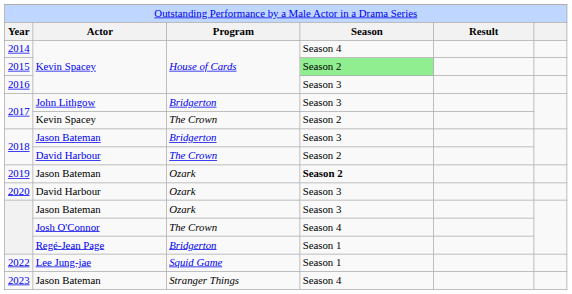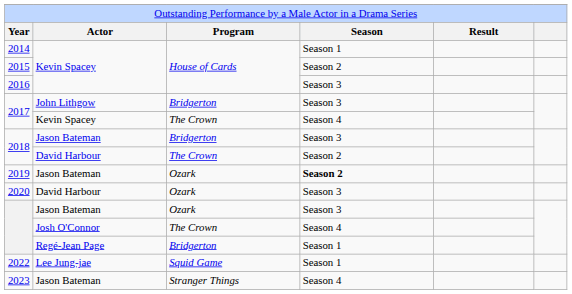(322, 49) Season 4 -> (322, 49) Season 1
(322, 67) lightgreen background -> (322, 67) no background
(322, 120) Season 2 -> (322, 120) Season 4
